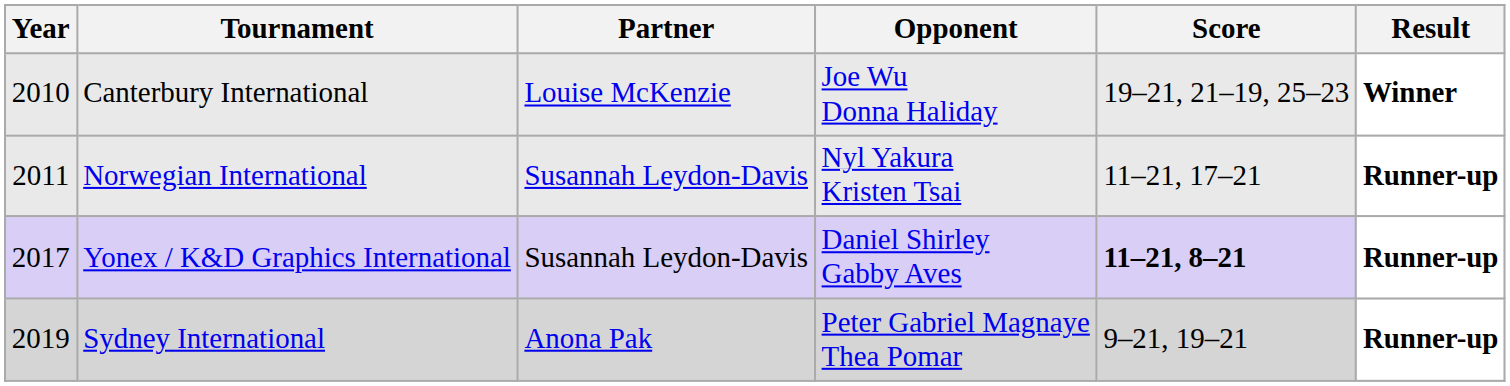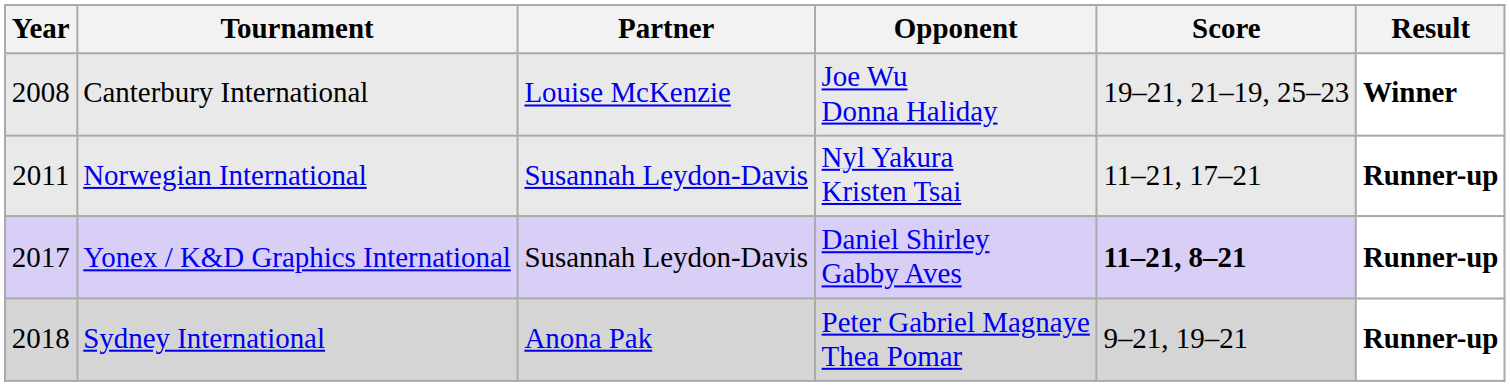(41, 93) 2010 -> (41, 93) 2008
(41, 339) 2019 -> (41, 339) 2018
